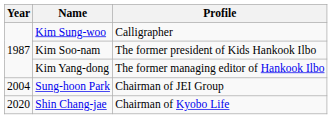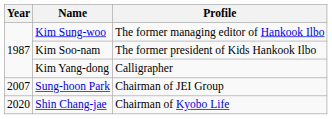(144, 31) Calligrapher -> (220, 31) The former managing editor of Hankook Ilbo
(220, 68) The former managing editor of Hankook Ilbo -> (144, 68) Calligrapher
(19, 86) 2004 -> (19, 86) 2007
